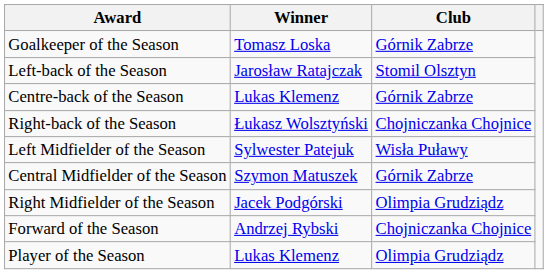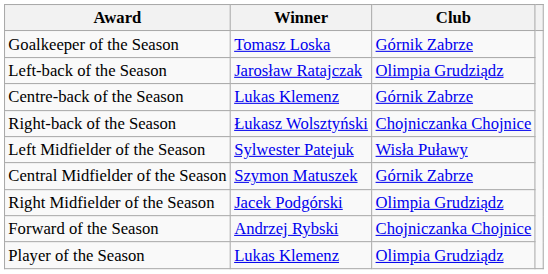(426, 70) Stomil Olsztyn -> (440, 70) Olimpia Grudziądz
